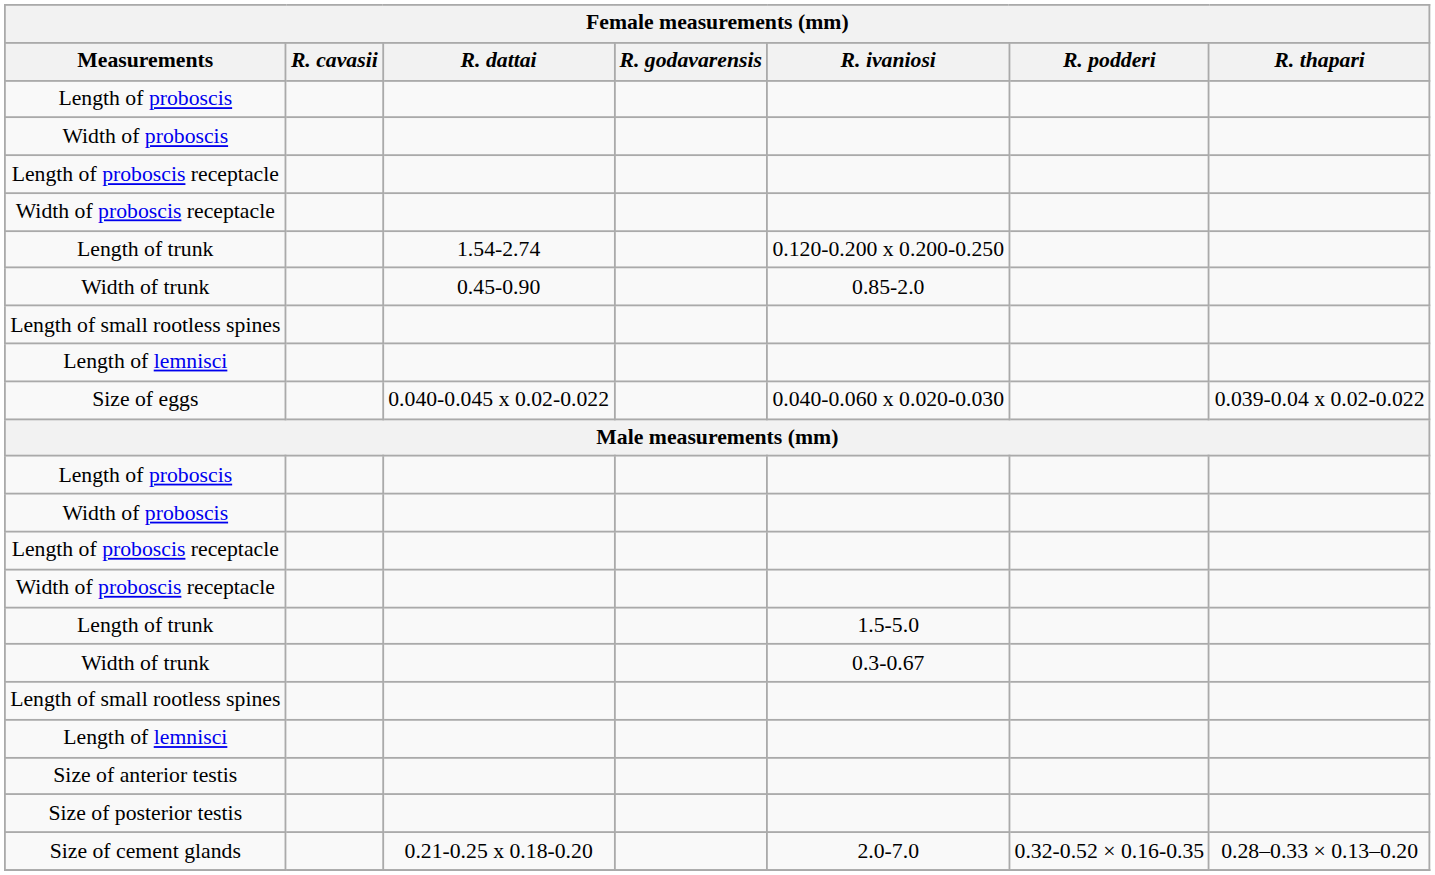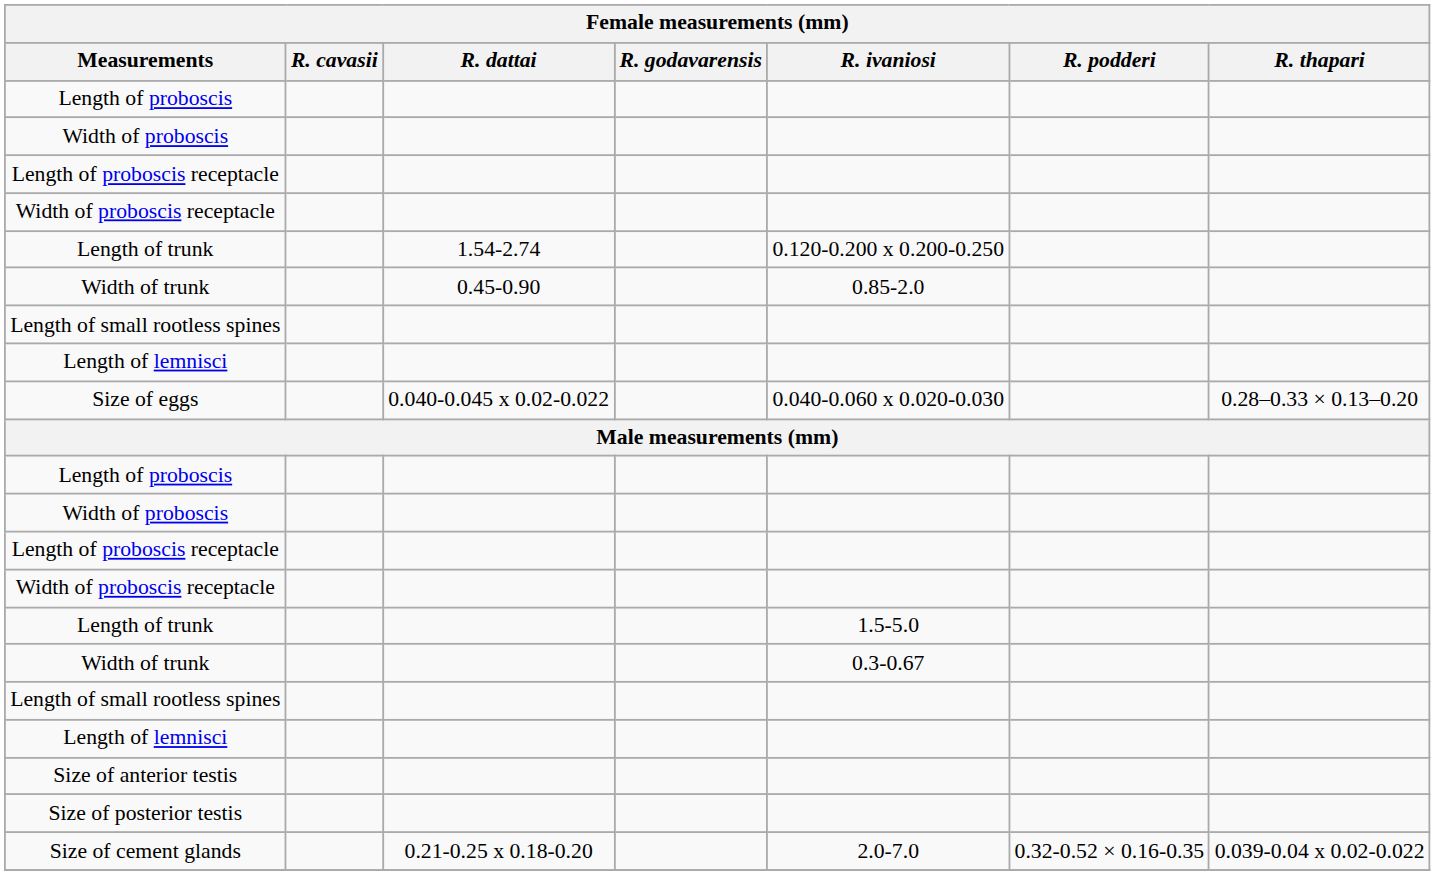(1320, 399) 0.039-0.04 x 0.02-0.022 -> (1320, 399) 0.28–0.33 × 0.13–0.20
(1320, 850) 0.28–0.33 × 0.13–0.20 -> (1320, 850) 0.039-0.04 x 0.02-0.022
